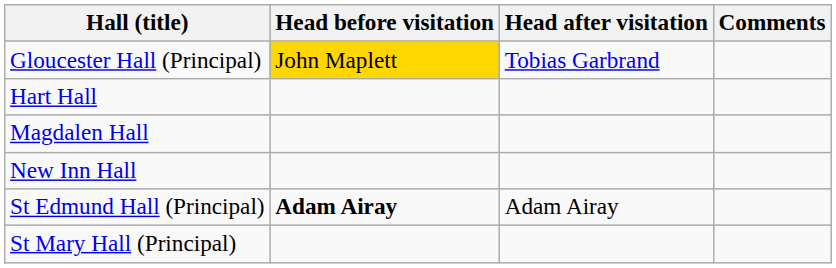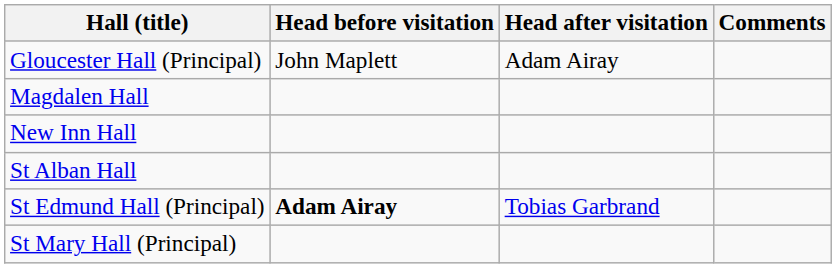(336, 59) gold background -> (336, 59) no background
(582, 59) Tobias Garbrand -> (562, 59) Adam Airay
- row: (54, 96)
+ row: (73, 170)
(562, 206) Adam Airay -> (582, 206) Tobias Garbrand
